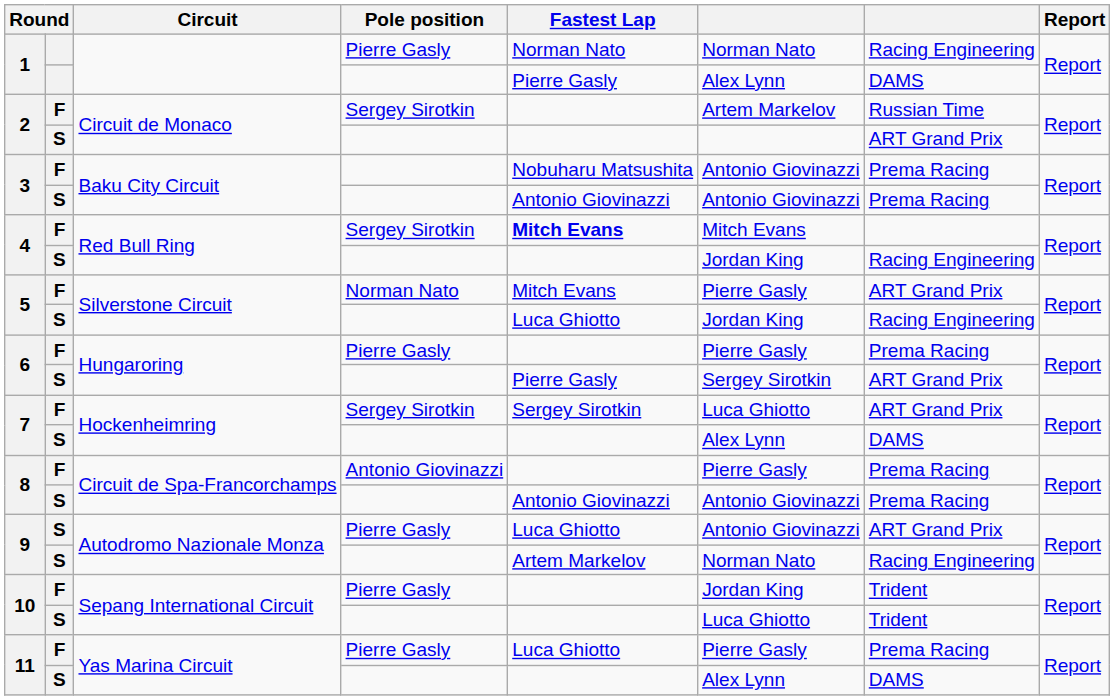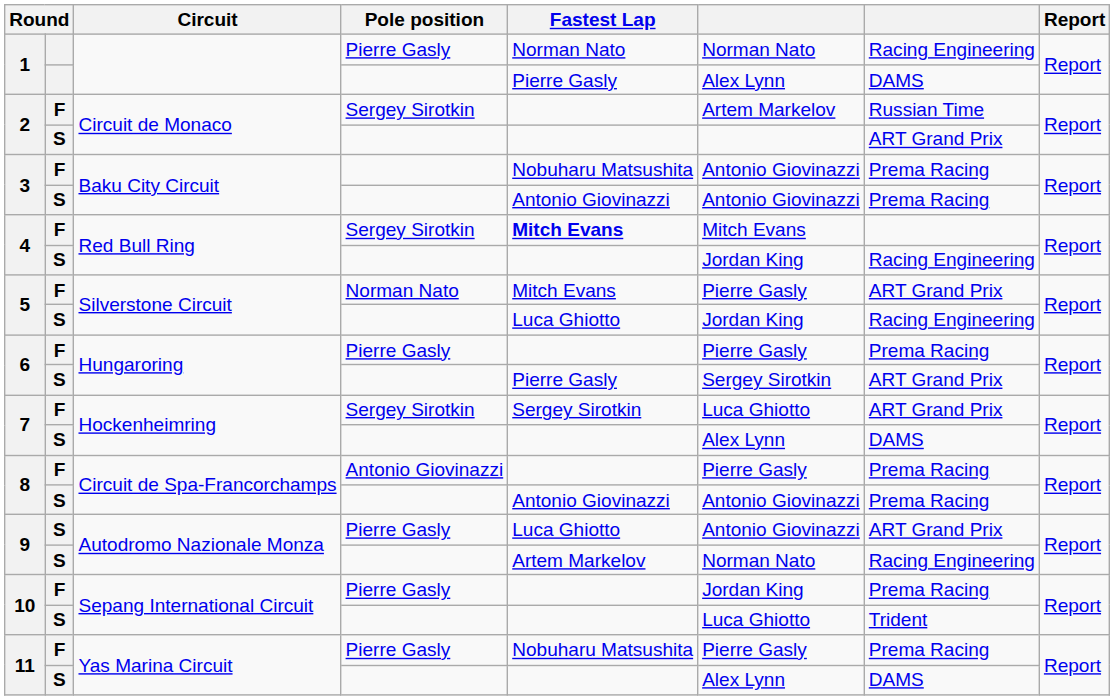(898, 590) Trident -> (929, 590) Prema Racing
(566, 650) Luca Ghiotto -> (603, 650) Nobuharu Matsushita
